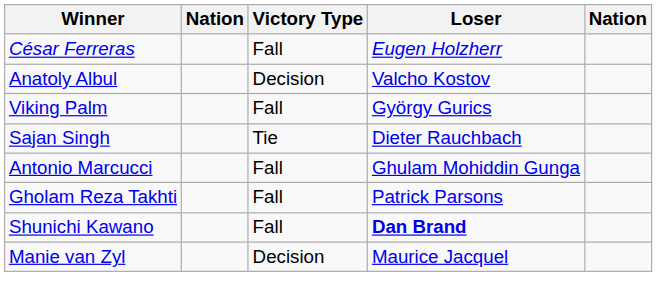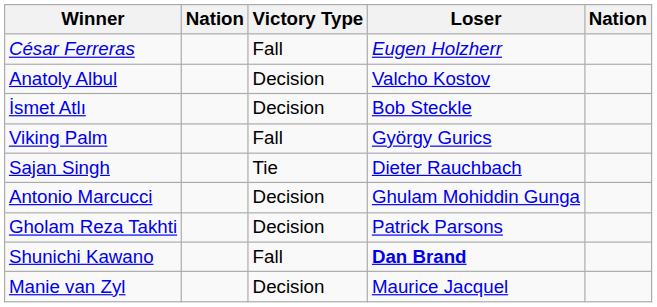+ row: (47, 108)
(268, 167) Fall -> (289, 197) Decision
(268, 197) Fall -> (289, 227) Decision
